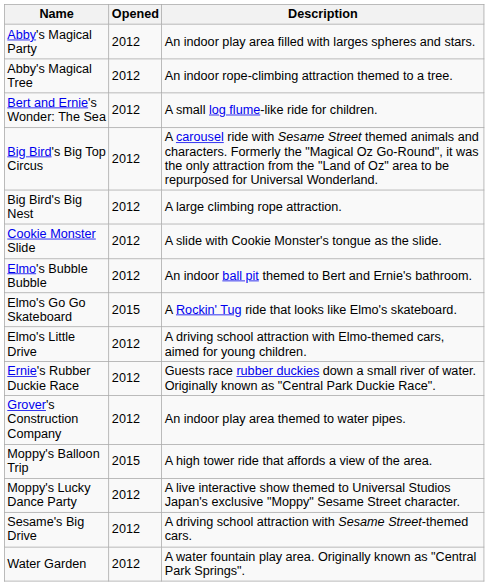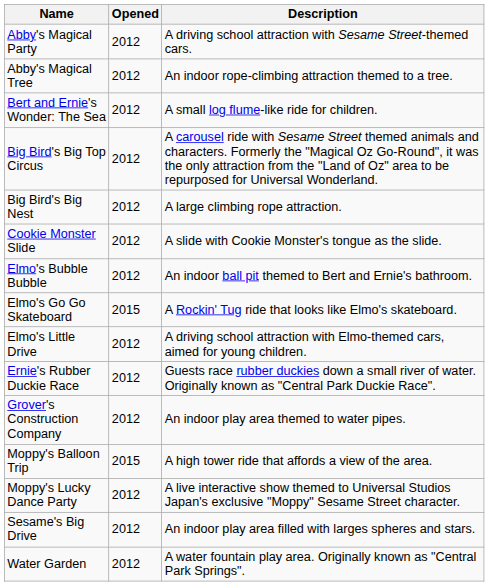(320, 41) An indoor play area filled with larges spheres and stars. -> (316, 41) A driving school attraction with Sesame Street-themed cars.
(316, 529) A driving school attraction with Sesame Street-themed cars. -> (320, 529) An indoor play area filled with larges spheres and stars.
